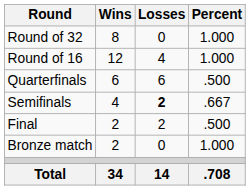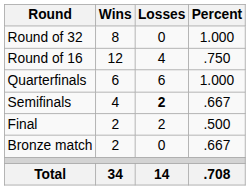(217, 59) 1.000 -> (217, 59) .750
(217, 80) .500 -> (217, 80) 1.000
(217, 146) 1.000 -> (217, 146) .667
